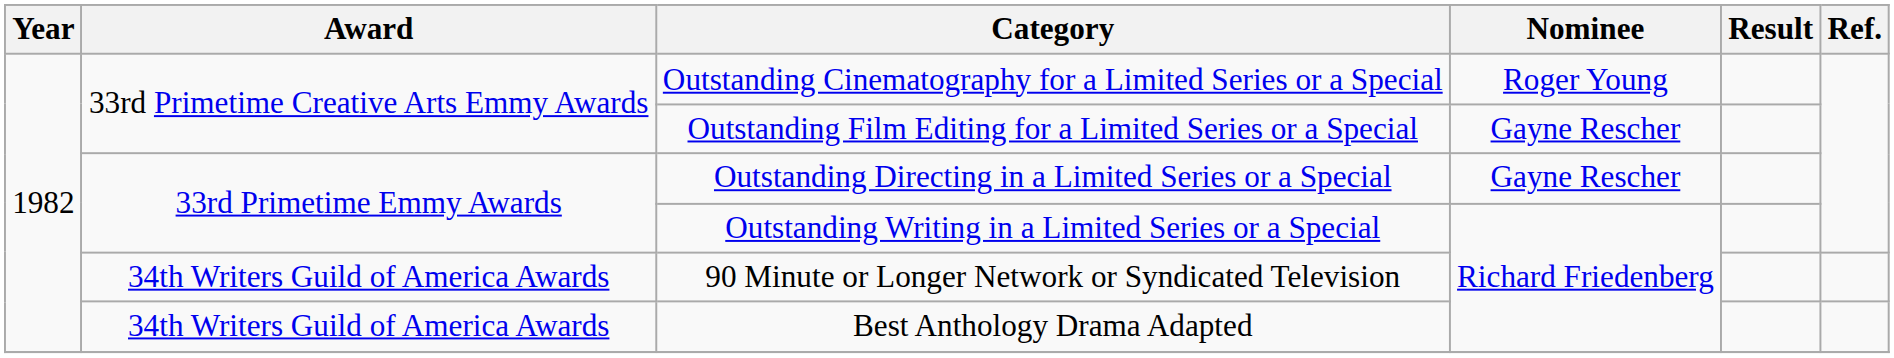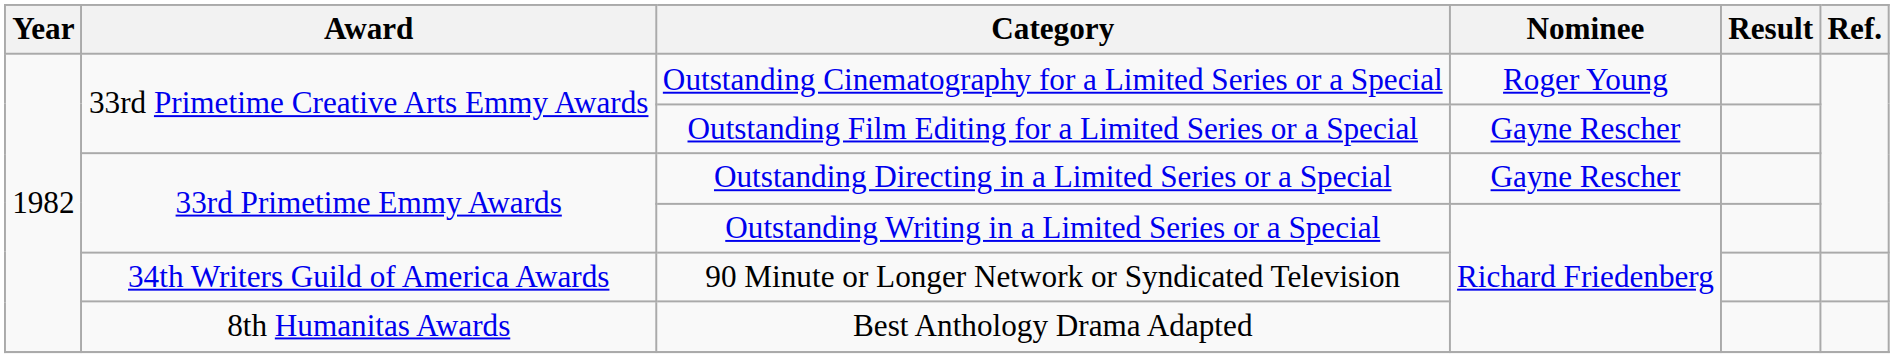(369, 326) 34th Writers Guild of America Awards -> (369, 326) 8th Humanitas Awards
